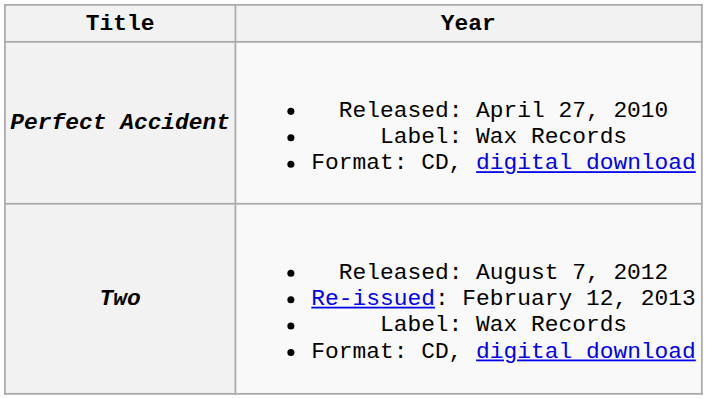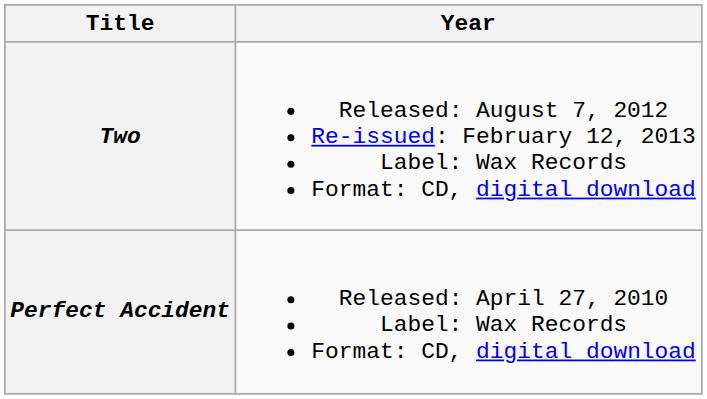rows swapped: (120, 123) <-> (120, 299)
